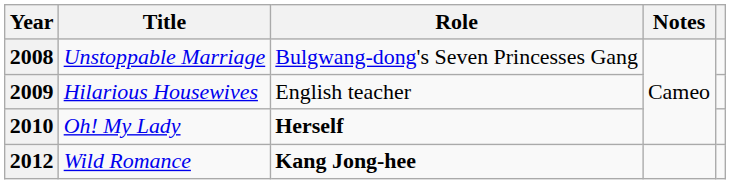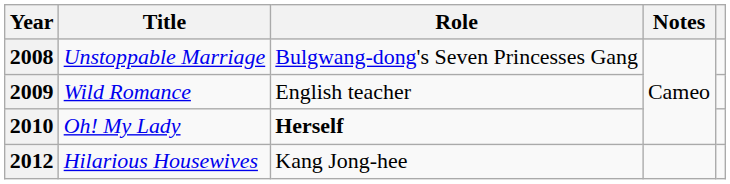(161, 91) Hilarious Housewives -> (127, 91) Wild Romance
(127, 160) Wild Romance -> (161, 160) Hilarious Housewives
(346, 160) bold -> (341, 160) normal
